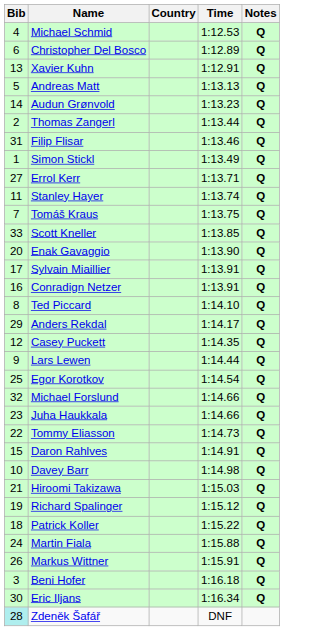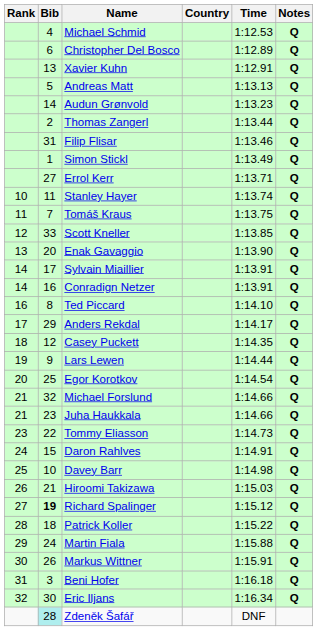+ column: (21, 13)
(16, 506) normal -> (50, 506) bold
